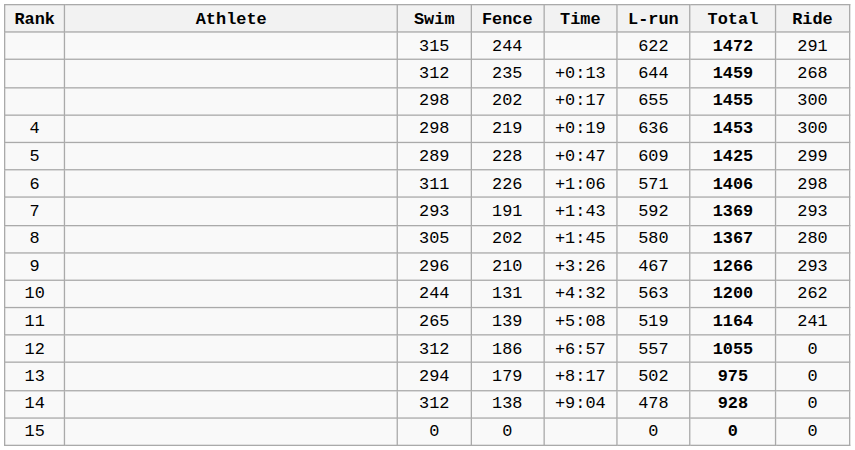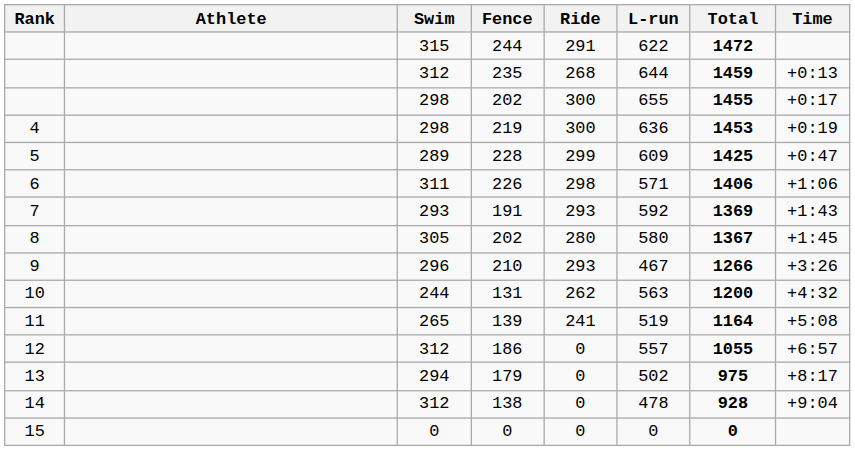columns swapped: (812, 18) <-> (580, 18)
